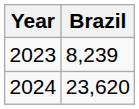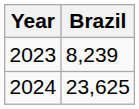(98, 87) 23,620 -> (98, 87) 23,625
